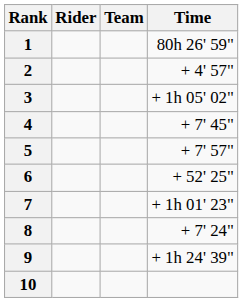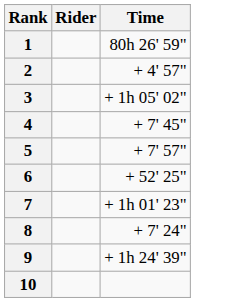- column: (124, 17)
